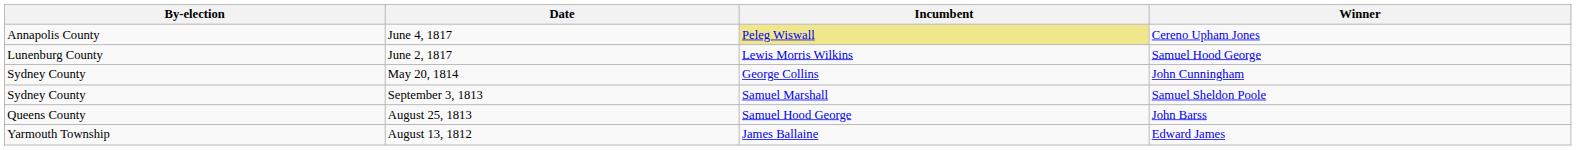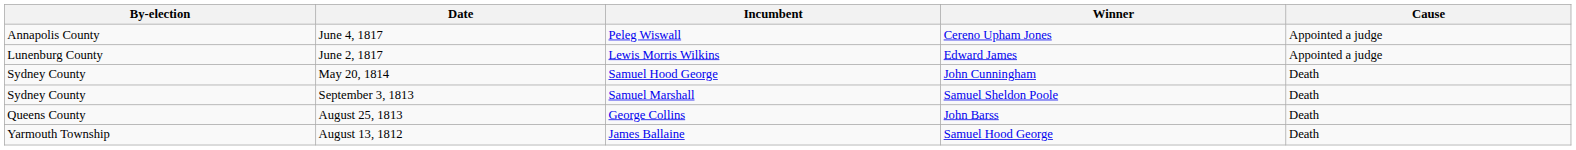+ column: (1429, 14)
(778, 34) khaki background -> (645, 34) no background
(1206, 54) Samuel Hood George -> (980, 54) Edward James
(780, 74) George Collins -> (663, 74) Samuel Hood George
(797, 114) Samuel Hood George -> (647, 114) George Collins
(1188, 134) Edward James -> (998, 134) Samuel Hood George
